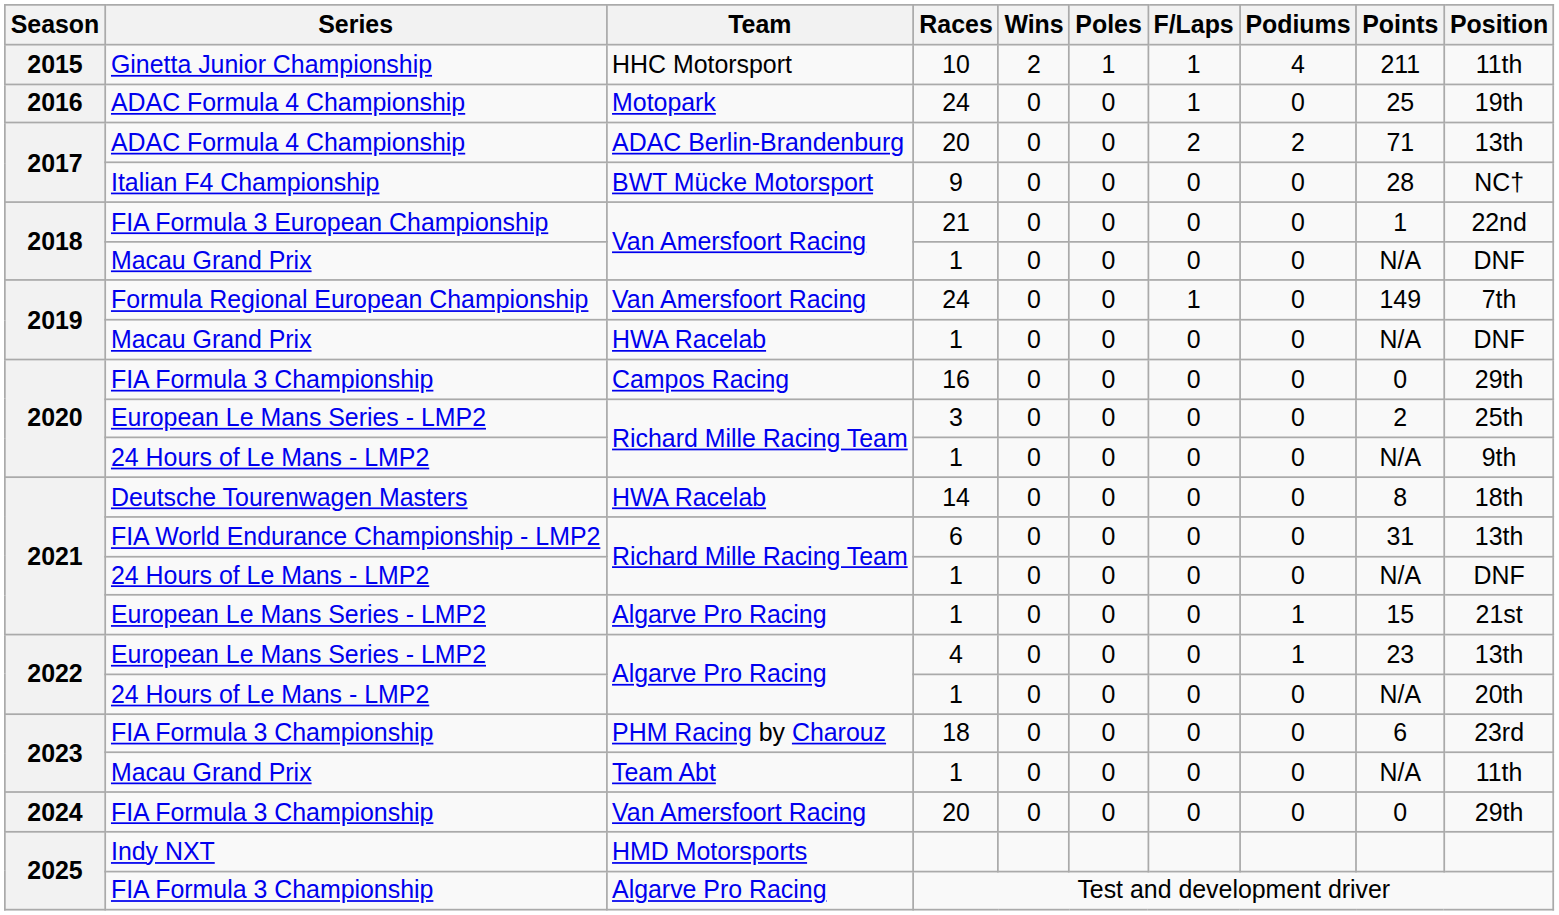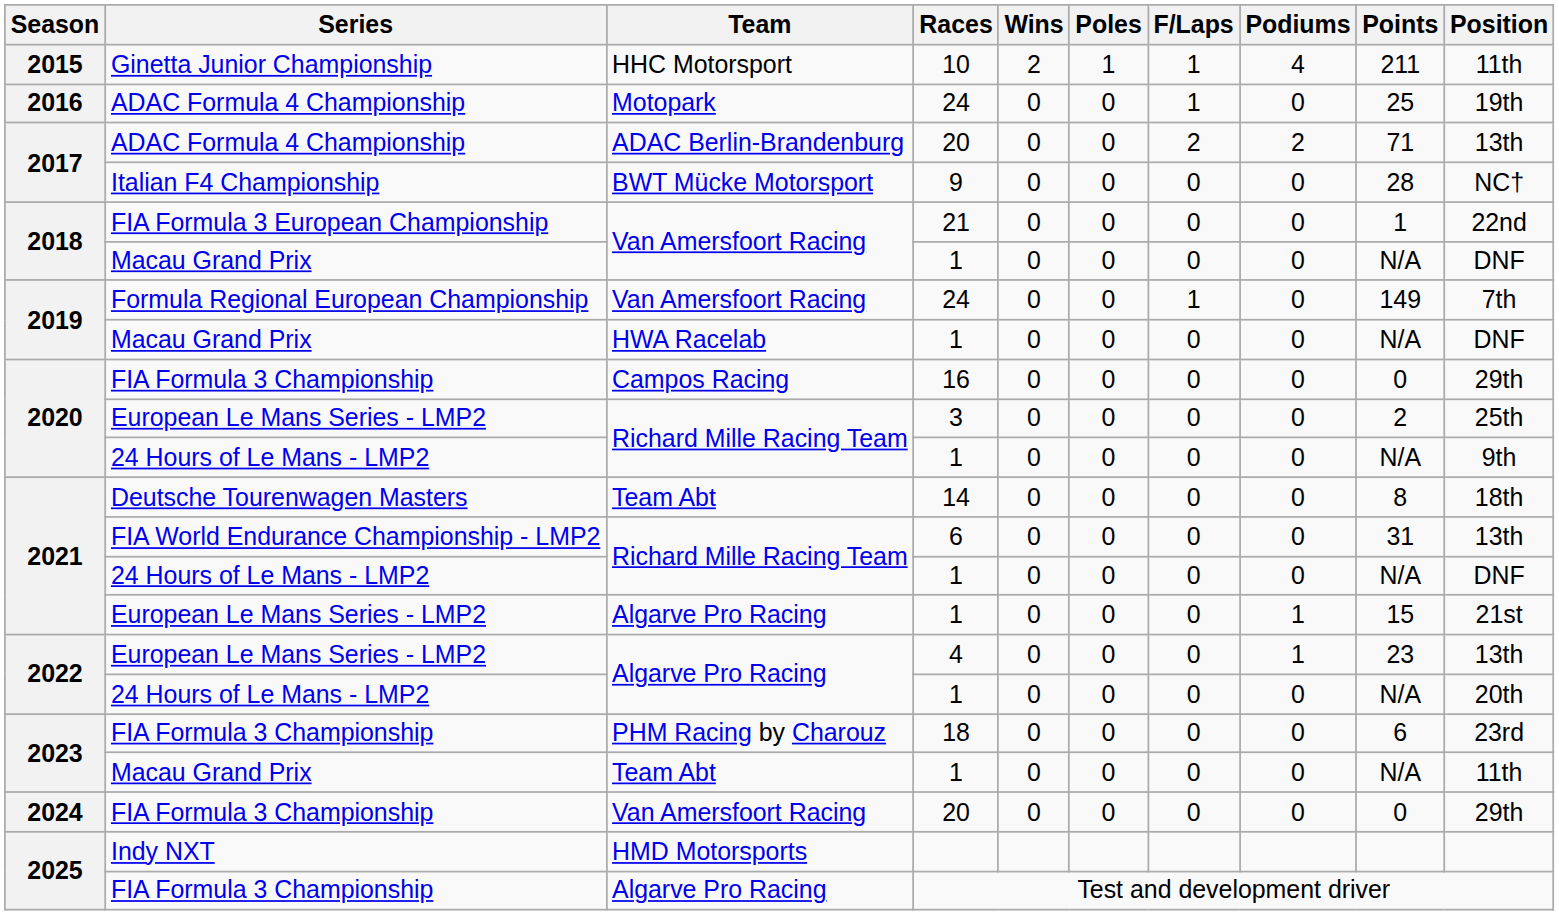(689, 497) HWA Racelab -> (664, 497) Team Abt
